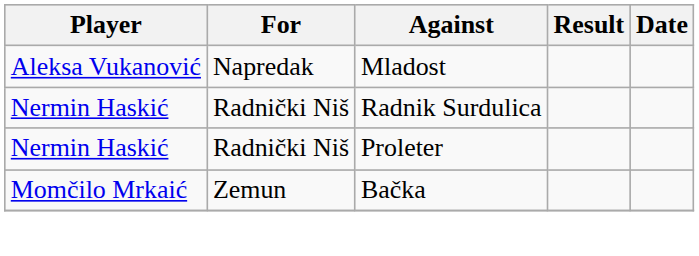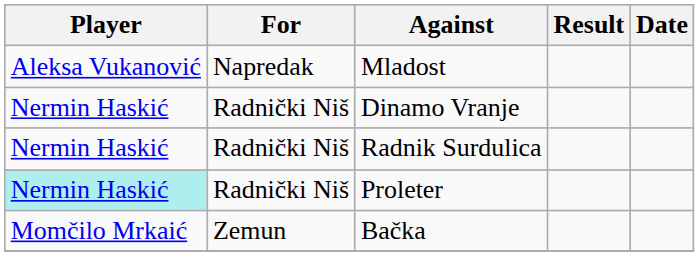+ row: (440, 107)
(90, 148) no background -> (90, 189) paleturquoise background
